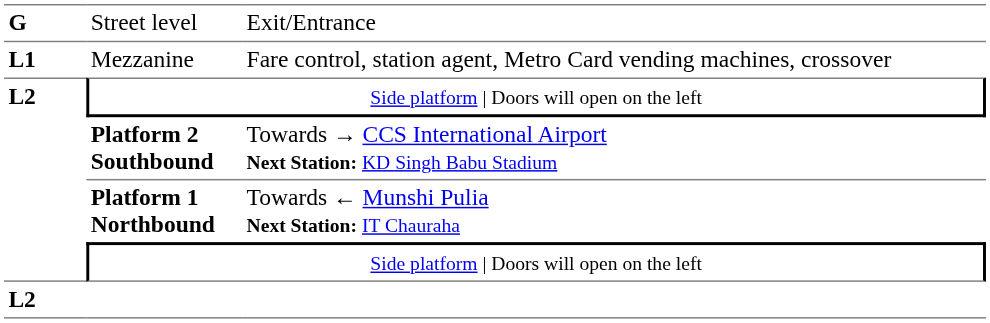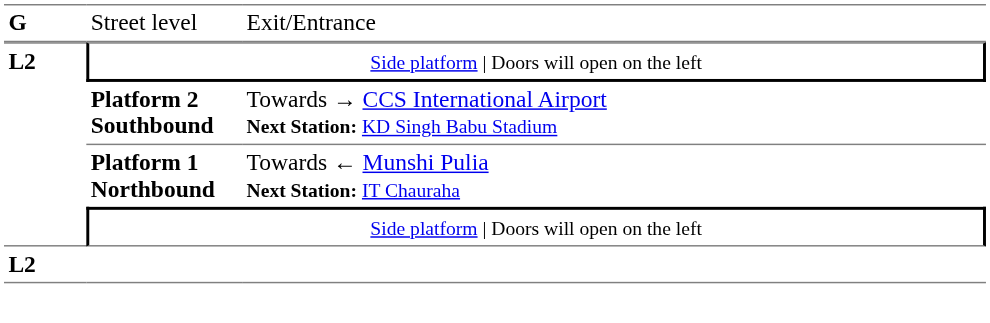- row: (142, 59)
